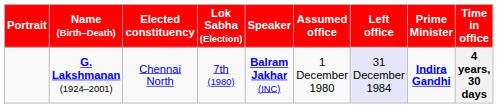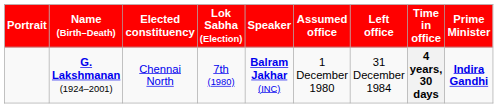columns swapped: (474, 25) <-> (431, 25)
(379, 75) lavender background -> (379, 75) no background
